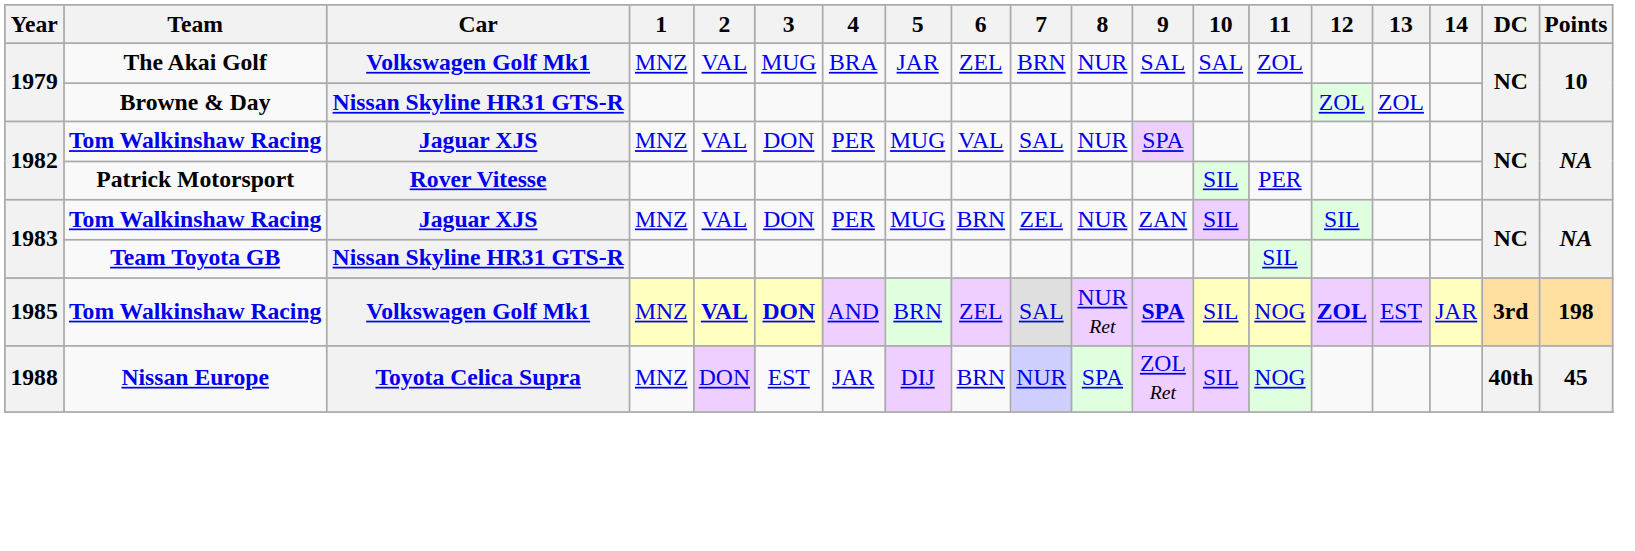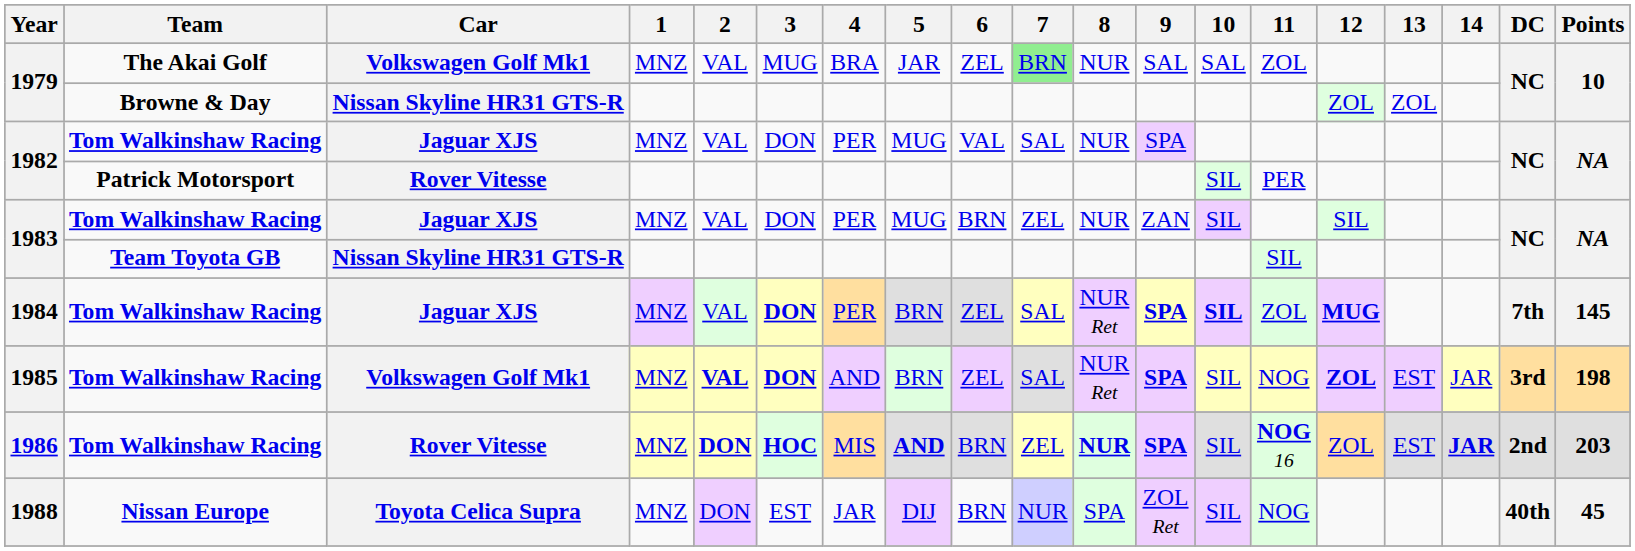(1041, 62) no background -> (1043, 62) lightgreen background
+ row: (34, 310)
+ row: (34, 444)
